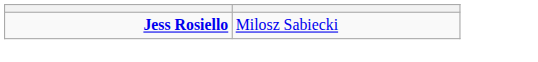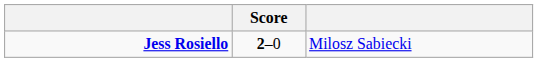+ column: (269, 17)
